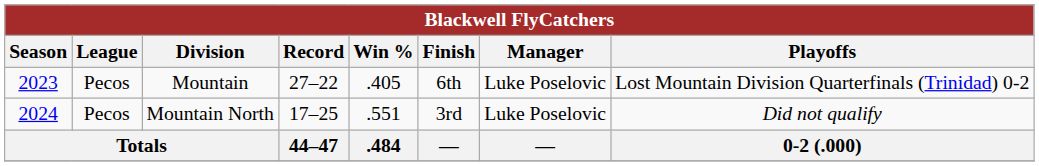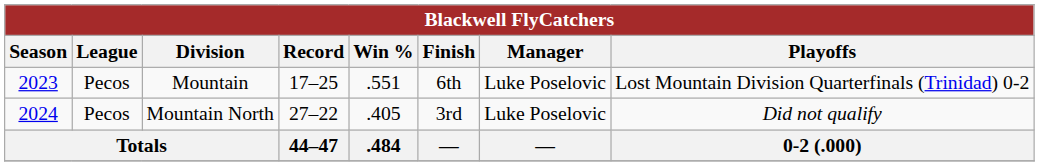(314, 82) 27–22 -> (314, 82) 17–25
(383, 82) .405 -> (383, 82) .551
(314, 113) 17–25 -> (314, 113) 27–22
(383, 113) .551 -> (383, 113) .405
